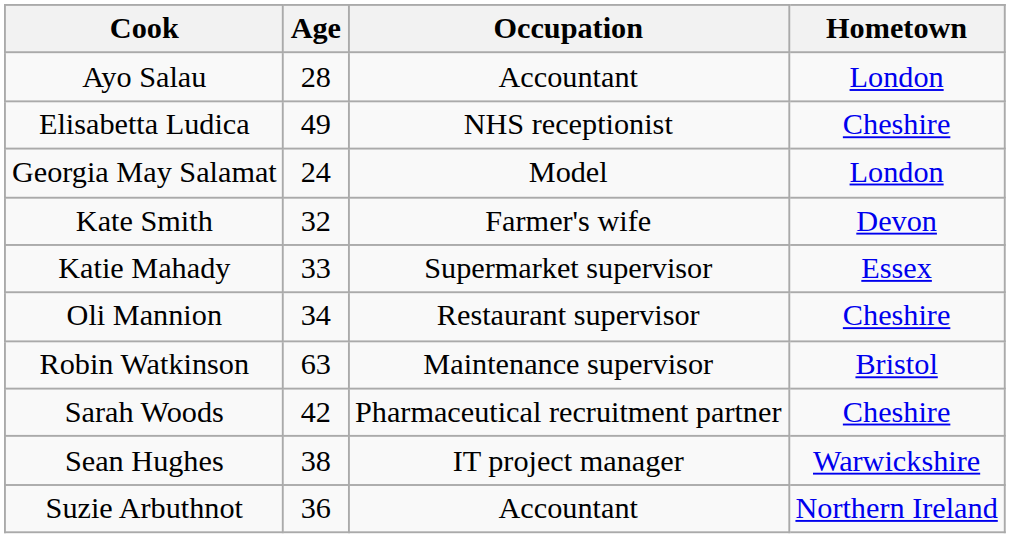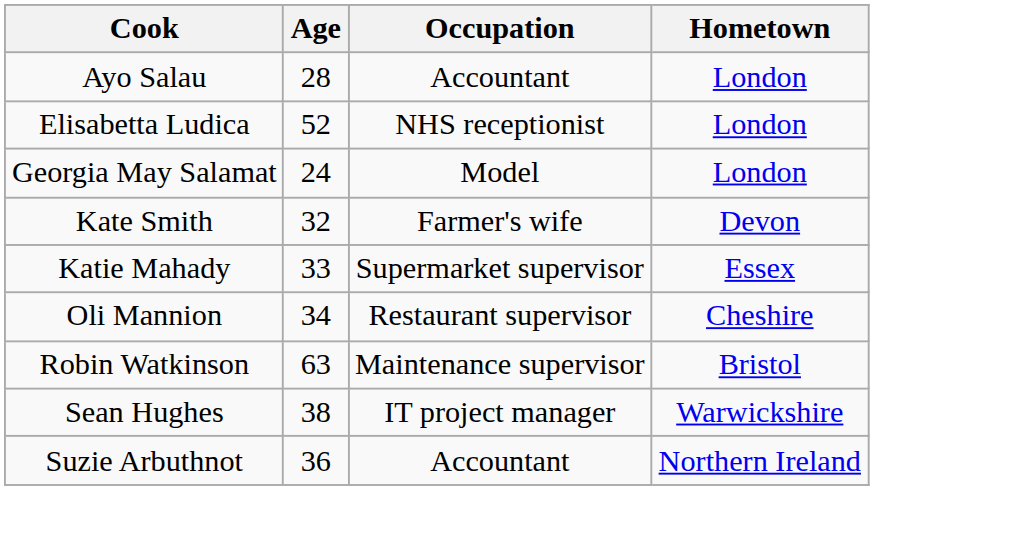(316, 124) 49 -> (316, 124) 52
(897, 124) Cheshire -> (760, 124) London
- row: (144, 412)
